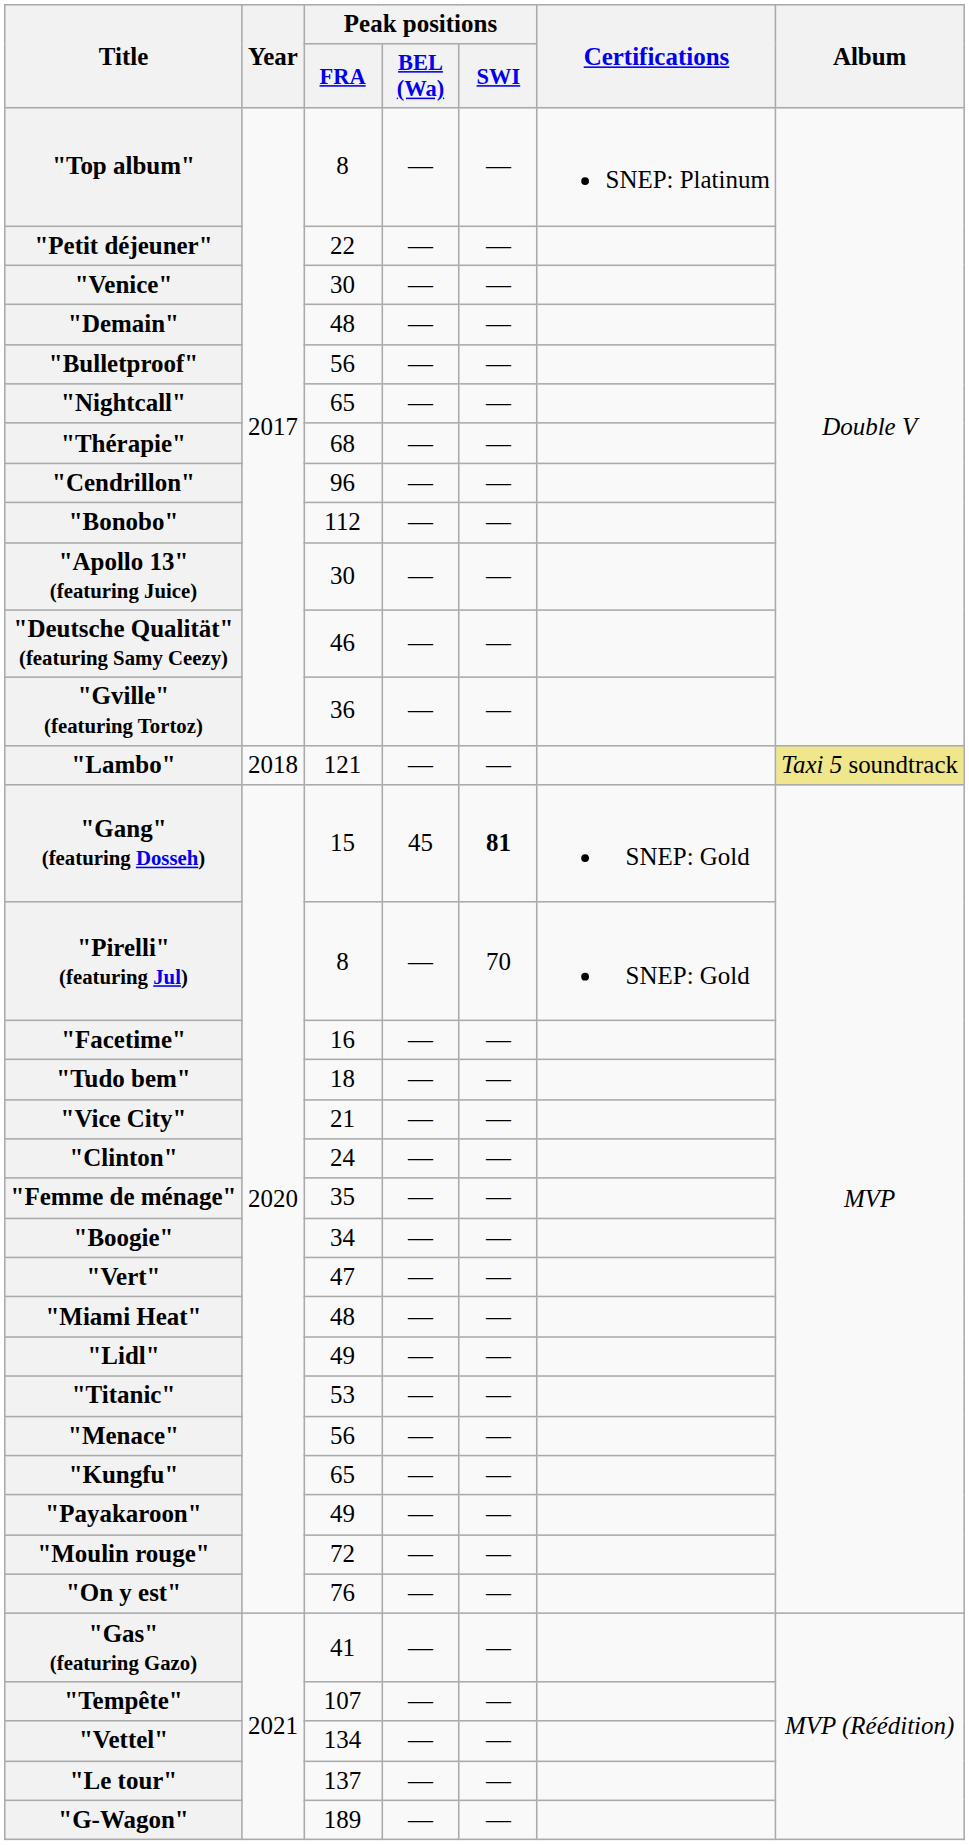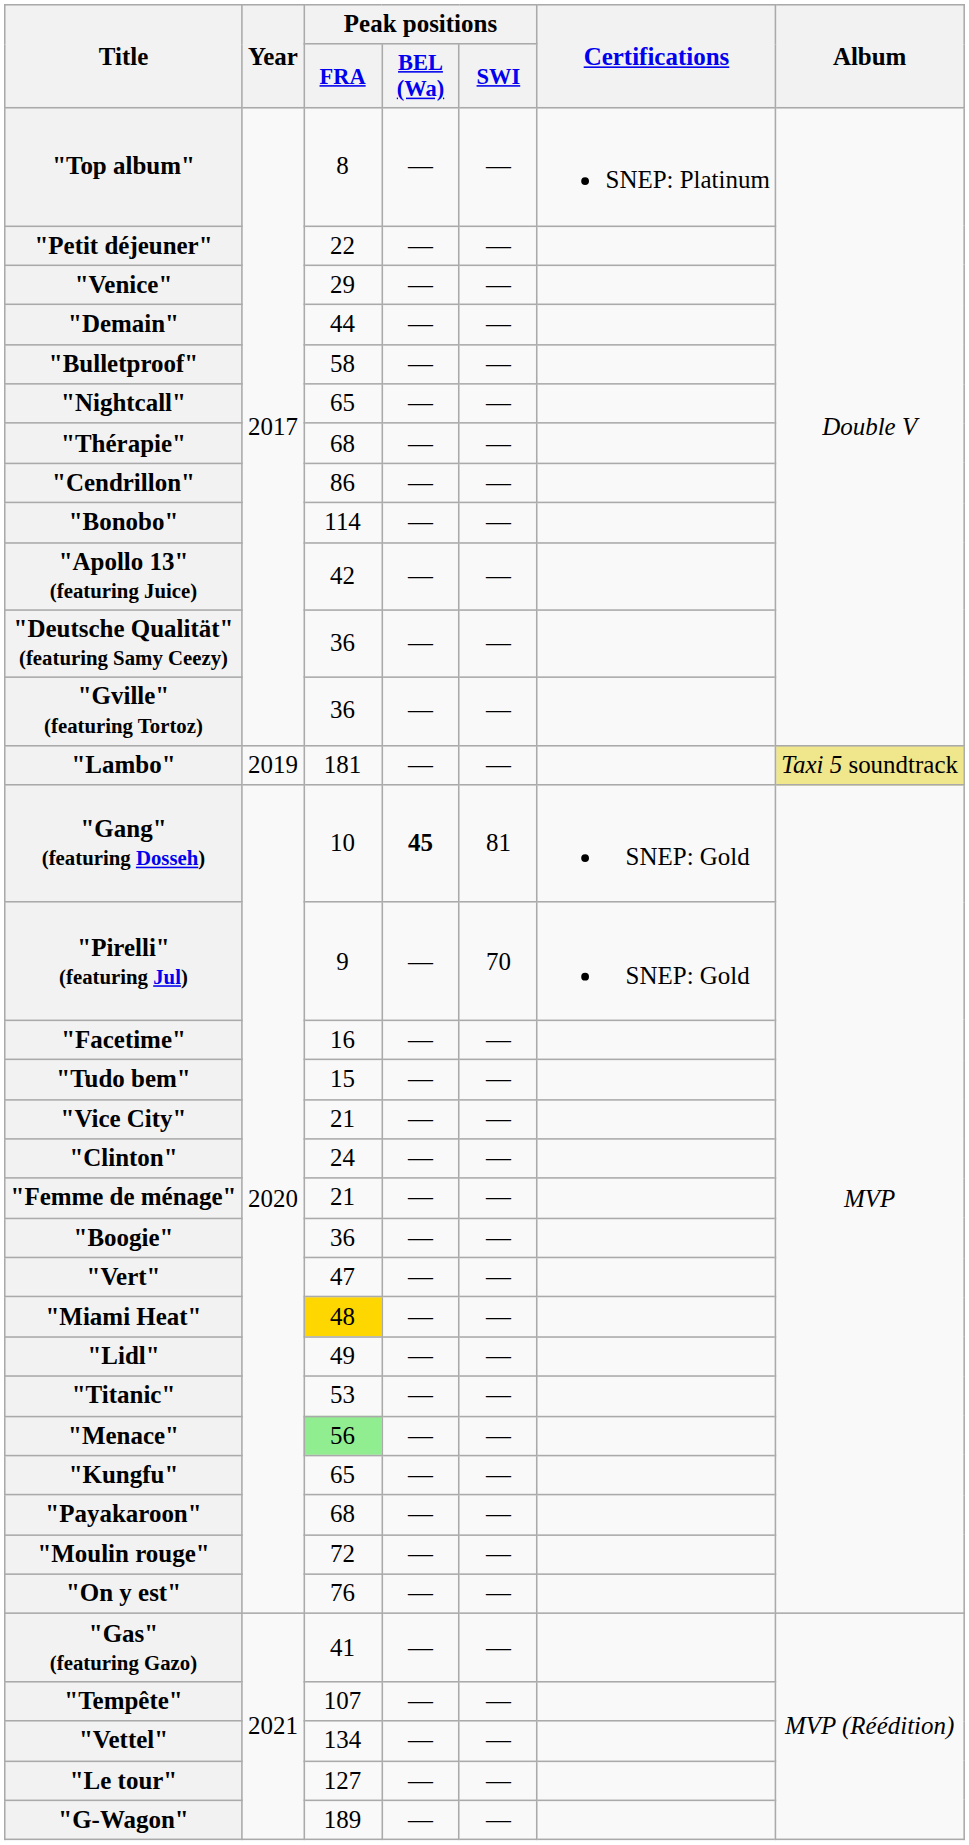(343, 284) 30 -> (343, 284) 29
(343, 324) 48 -> (343, 324) 44
(343, 363) 56 -> (343, 363) 58
(343, 482) 96 -> (343, 482) 86
(343, 522) 112 -> (343, 522) 114
(343, 575) 30 -> (343, 575) 42
(343, 643) 46 -> (343, 643) 36
(273, 764) 2018 -> (273, 764) 2019
(343, 764) 121 -> (343, 764) 181
(343, 843) 15 -> (343, 843) 10
(420, 843) normal -> (420, 843) bold
(498, 843) bold -> (498, 843) normal
(343, 960) 8 -> (343, 960) 9
(343, 1079) 18 -> (343, 1079) 15
(343, 1197) 35 -> (343, 1197) 21
(343, 1237) 34 -> (343, 1237) 36
(343, 1316) no background -> (343, 1316) gold background
(343, 1435) no background -> (343, 1435) lightgreen background
(343, 1514) 49 -> (343, 1514) 68
(343, 1780) 137 -> (343, 1780) 127
